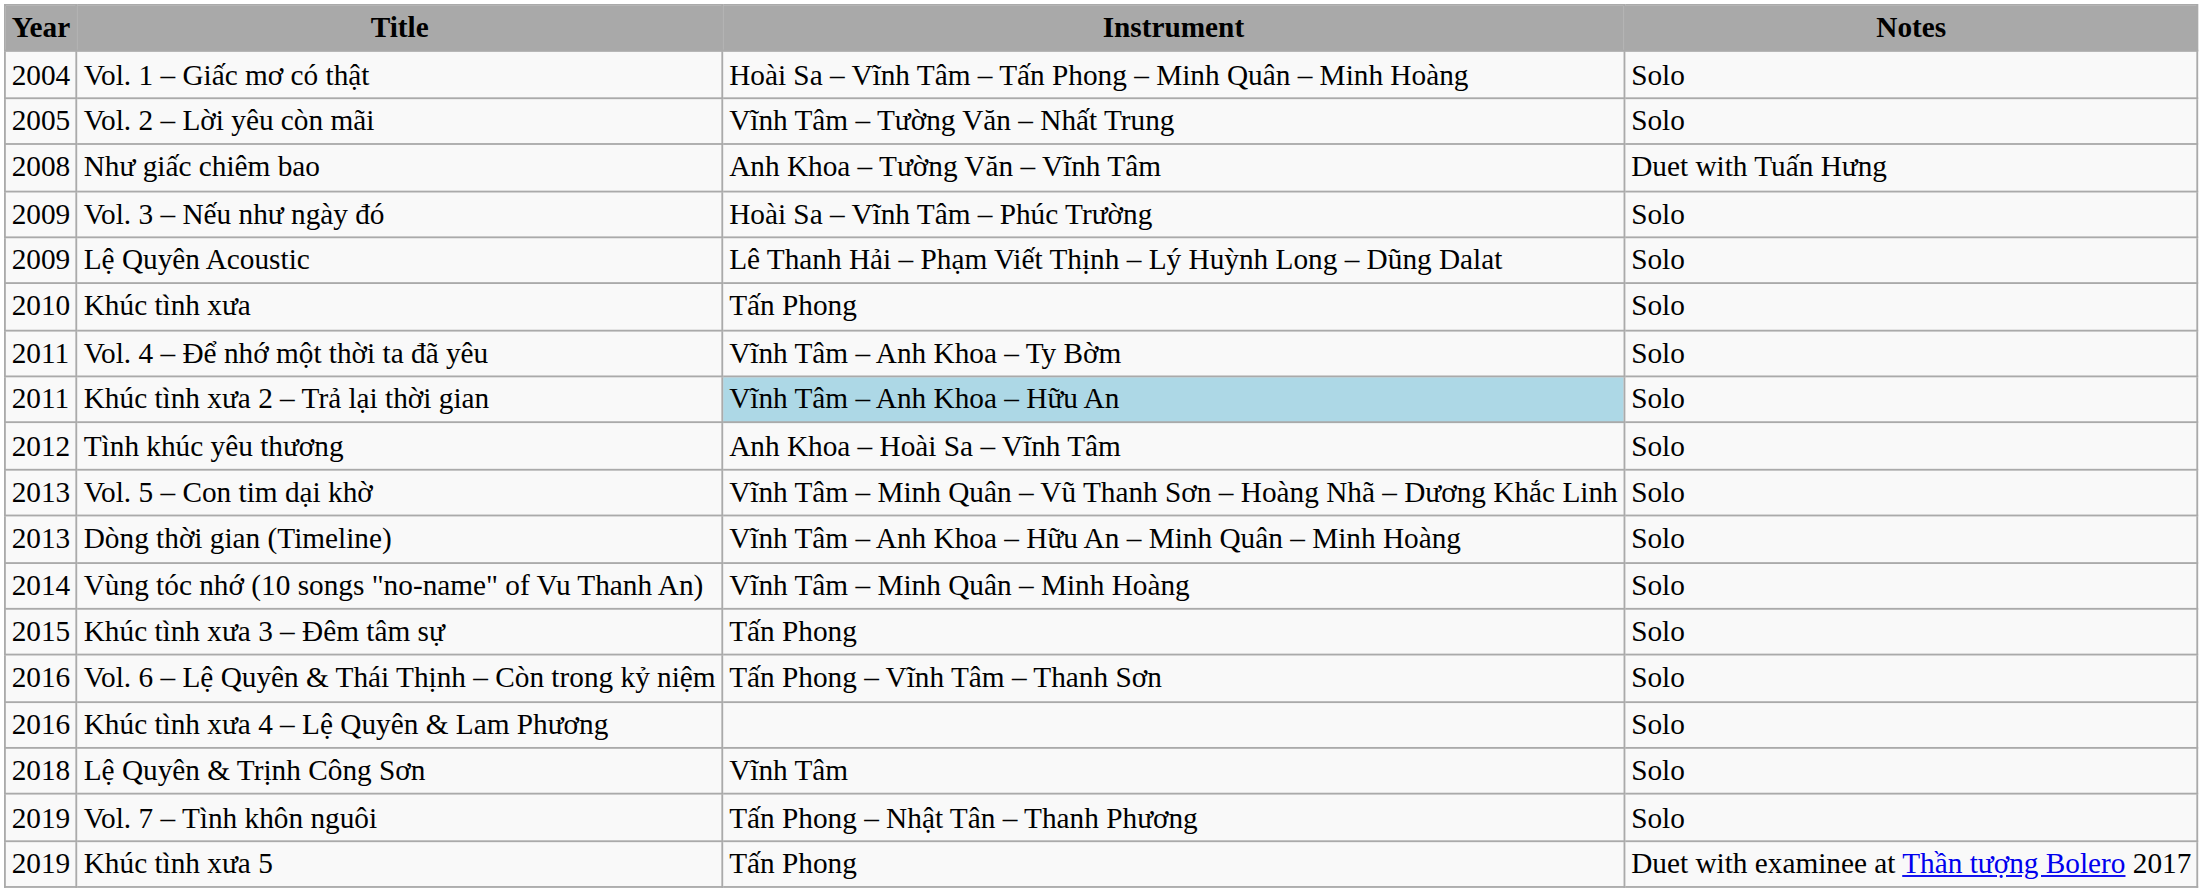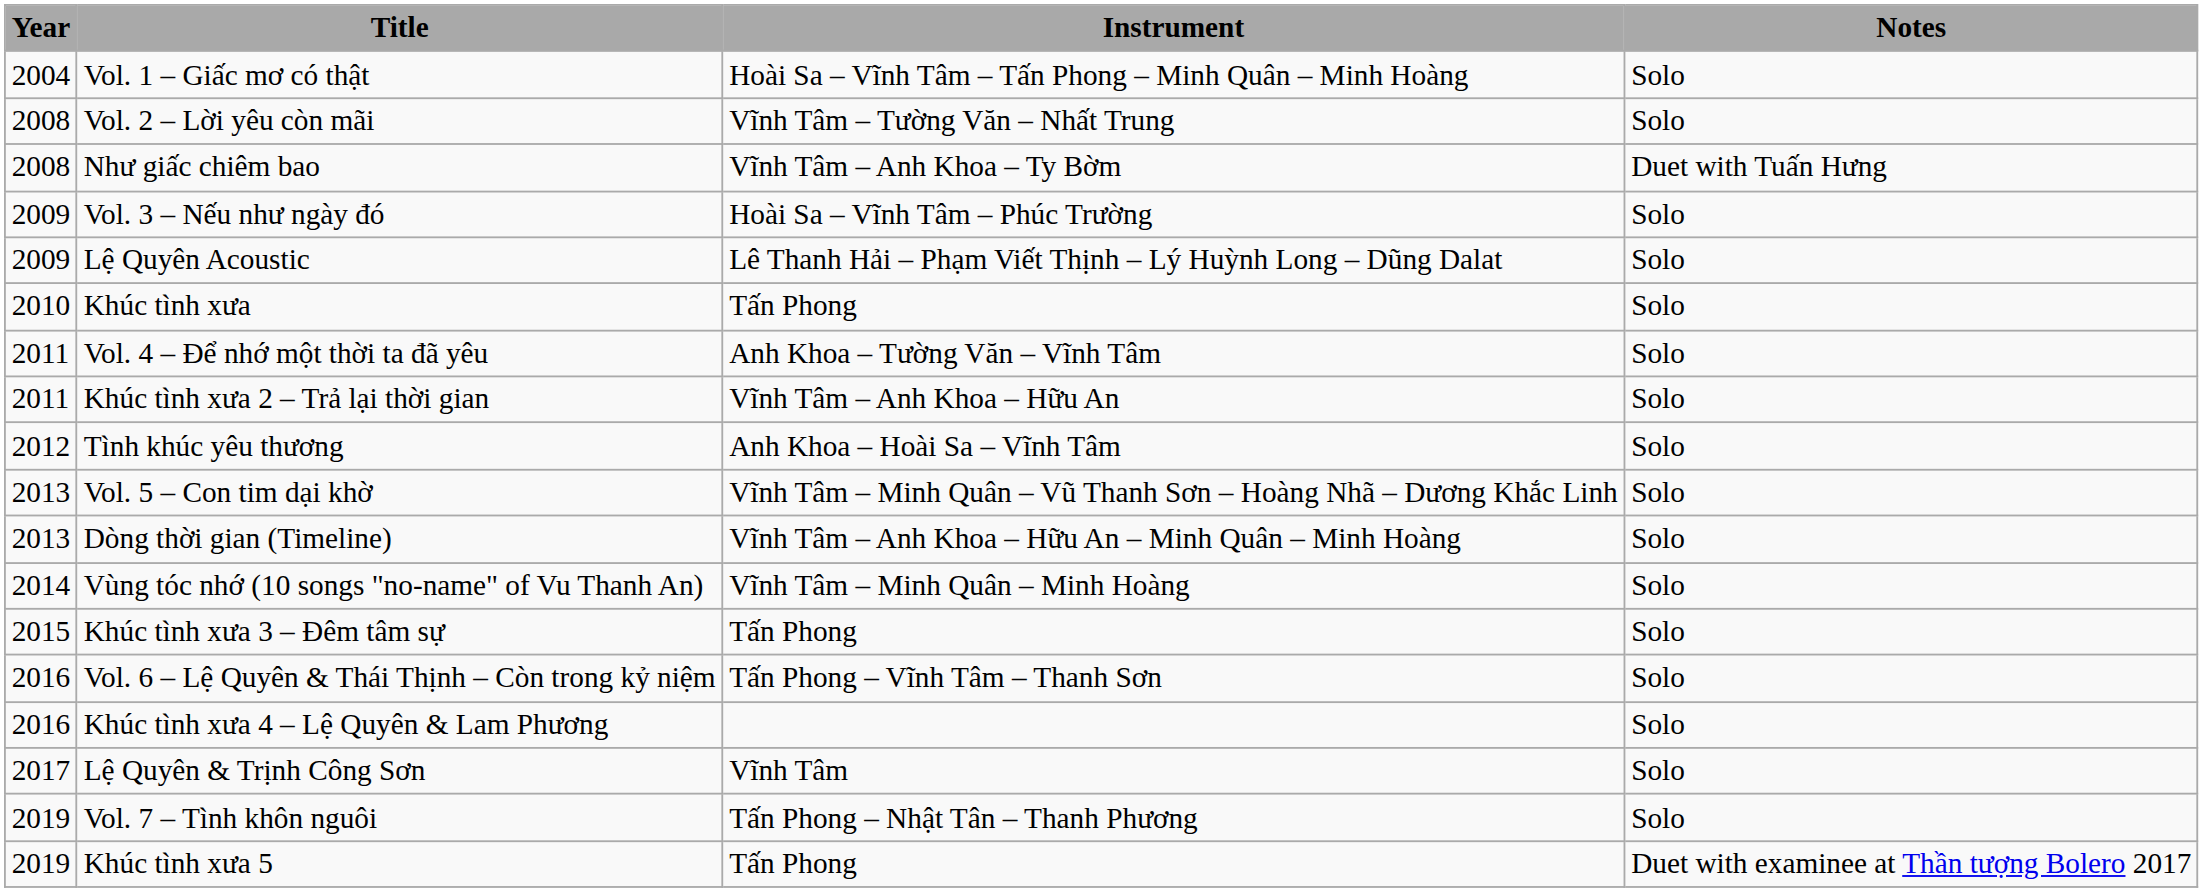(41, 120) 2005 -> (41, 120) 2008
(945, 167) Anh Khoa – Tường Văn – Vĩnh Tâm -> (925, 167) Vĩnh Tâm – Anh Khoa – Ty Bờm
(925, 352) Vĩnh Tâm – Anh Khoa – Ty Bờm -> (945, 352) Anh Khoa – Tường Văn – Vĩnh Tâm
(924, 399) lightblue background -> (924, 399) no background
(41, 770) 2018 -> (41, 770) 2017
